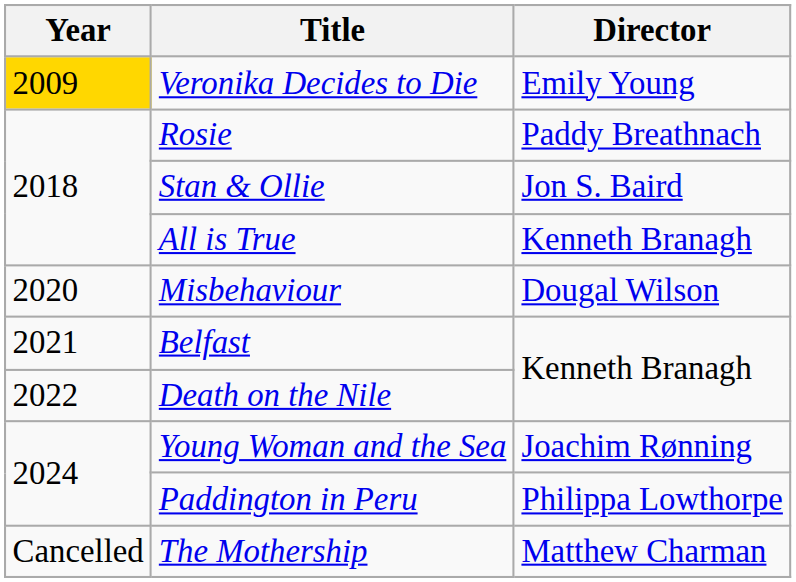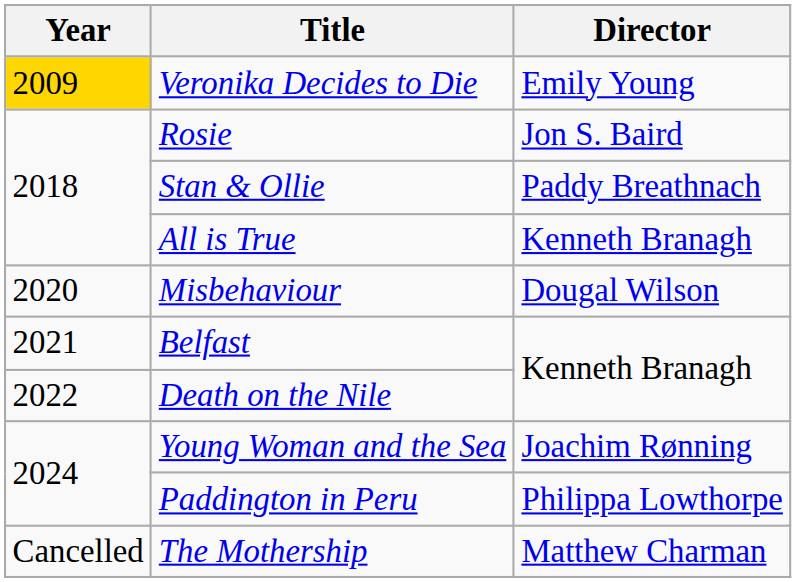(641, 134) Paddy Breathnach -> (602, 134) Jon S. Baird
(602, 186) Jon S. Baird -> (641, 186) Paddy Breathnach
